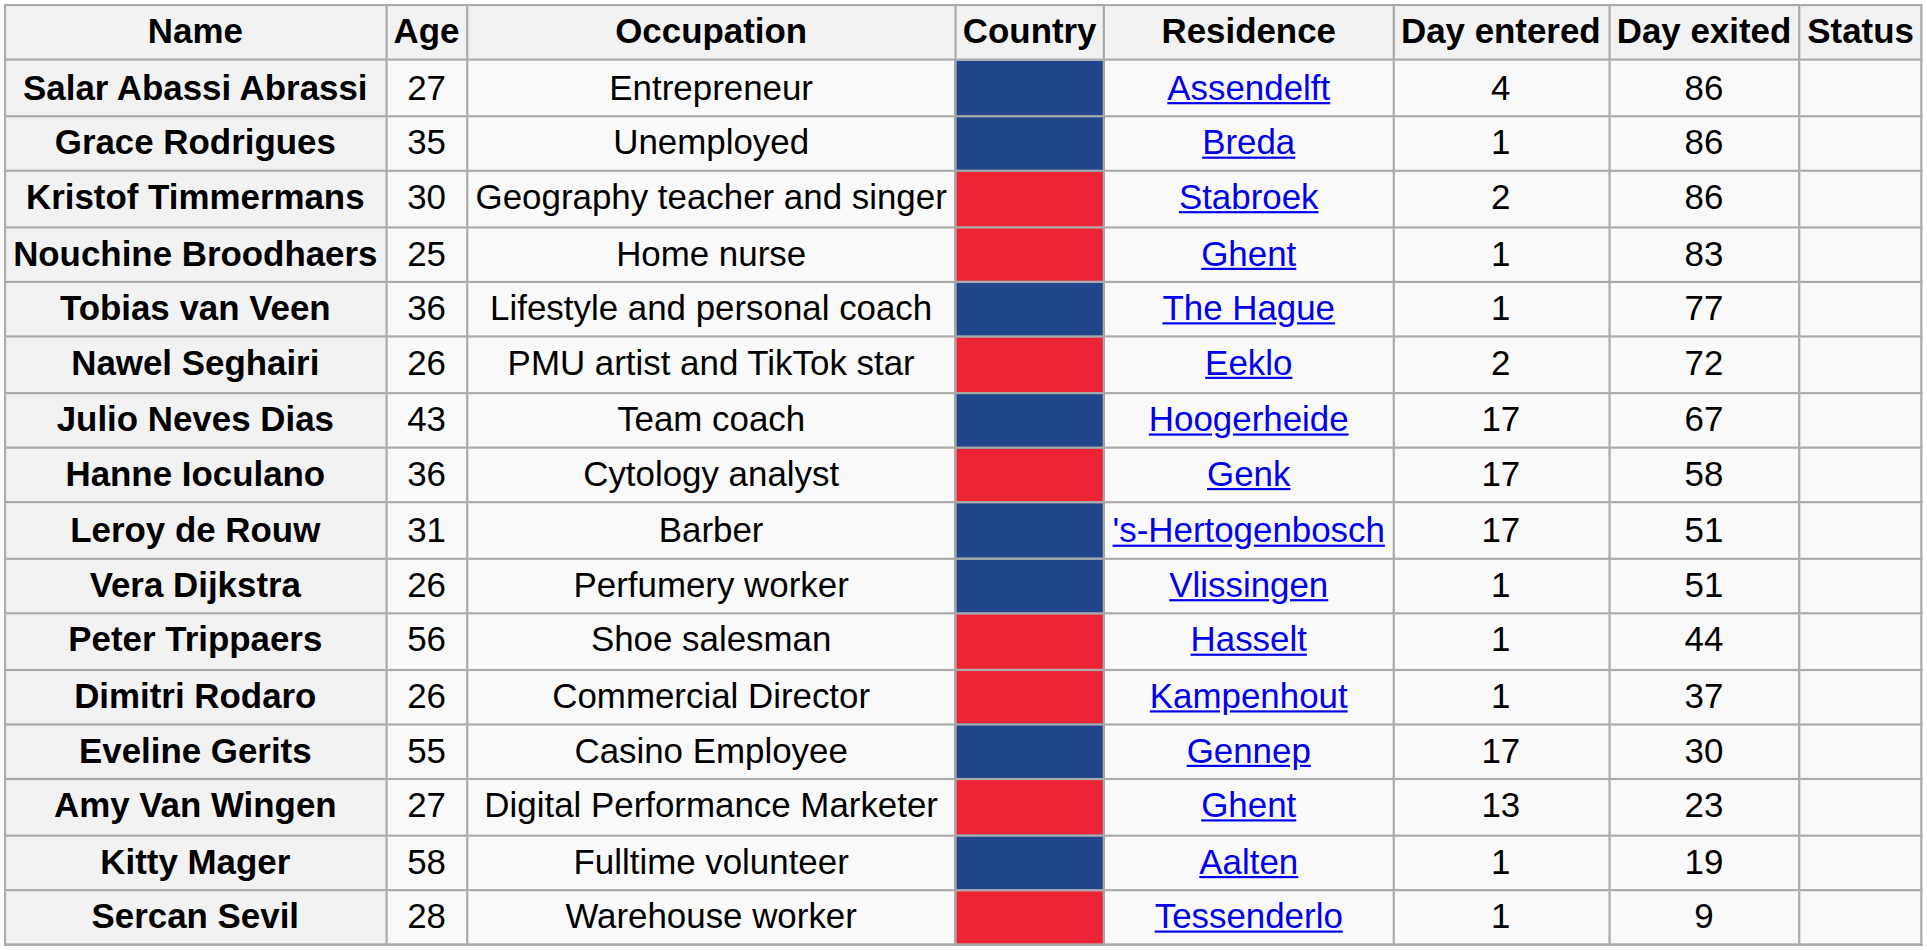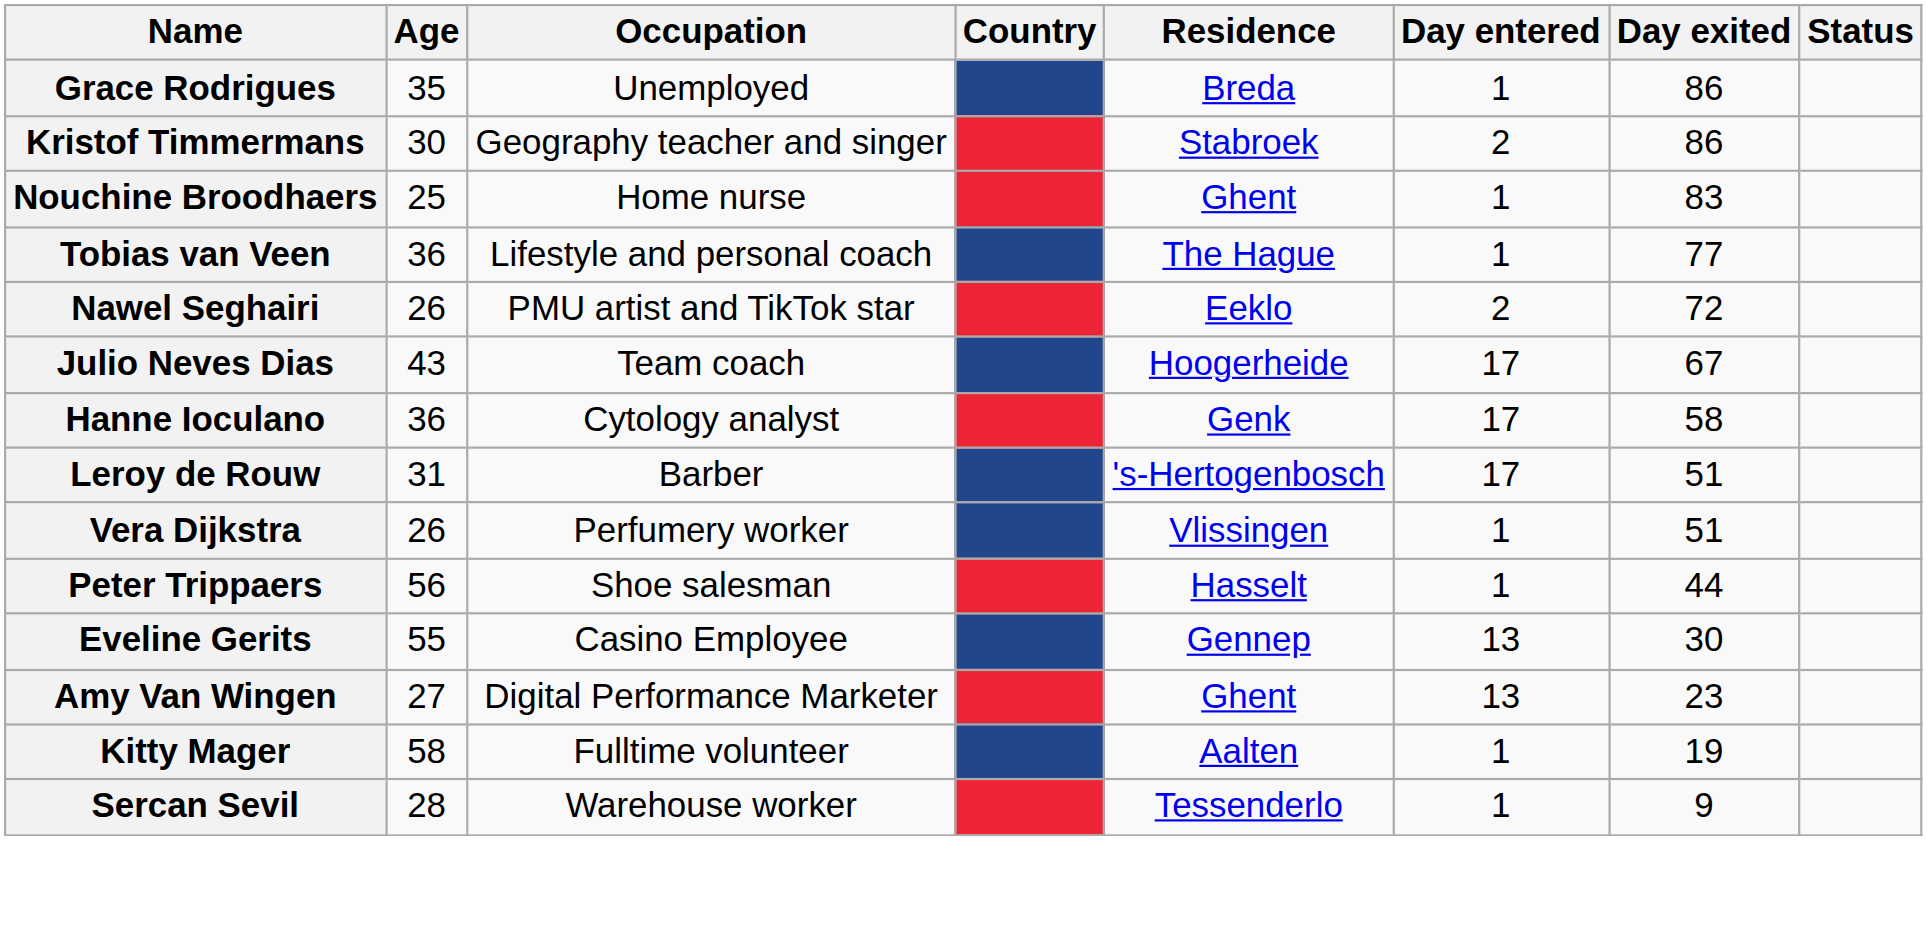- row: (195, 87)
- row: (195, 695)
(1501, 751) 17 -> (1501, 640) 13
